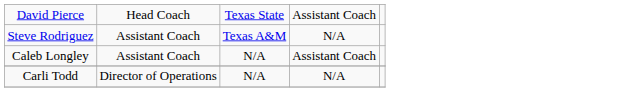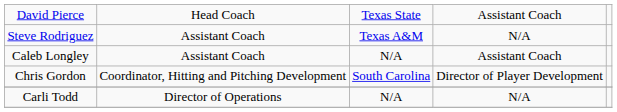+ row: (50, 76)
